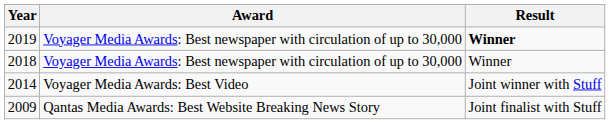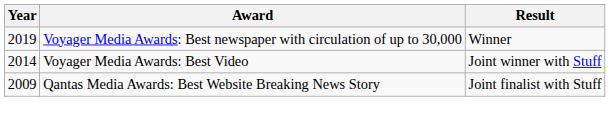(492, 38) bold -> (490, 38) normal
- row: (22, 61)
